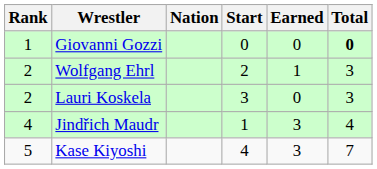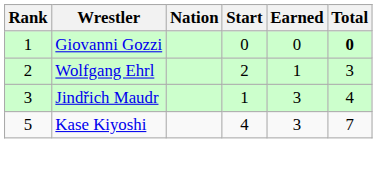- row: (103, 97)
(28, 124) 4 -> (28, 97) 3
